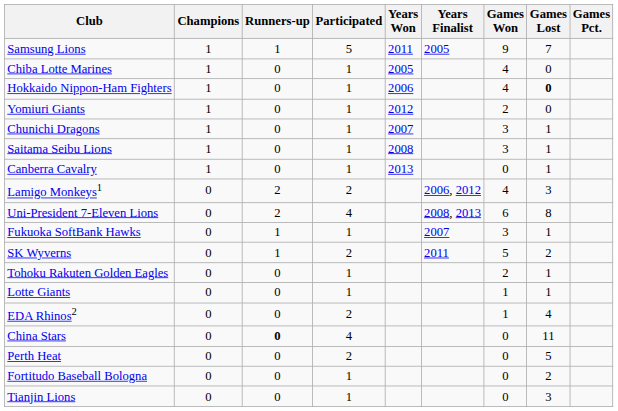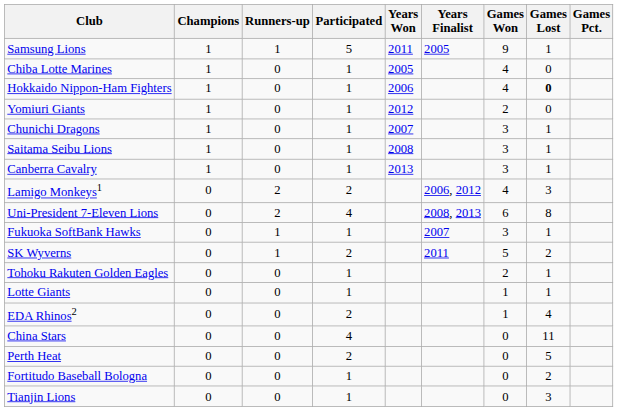(548, 48) 7 -> (548, 48) 1
(505, 169) 0 -> (505, 169) 3
(277, 336) bold -> (277, 336) normal
